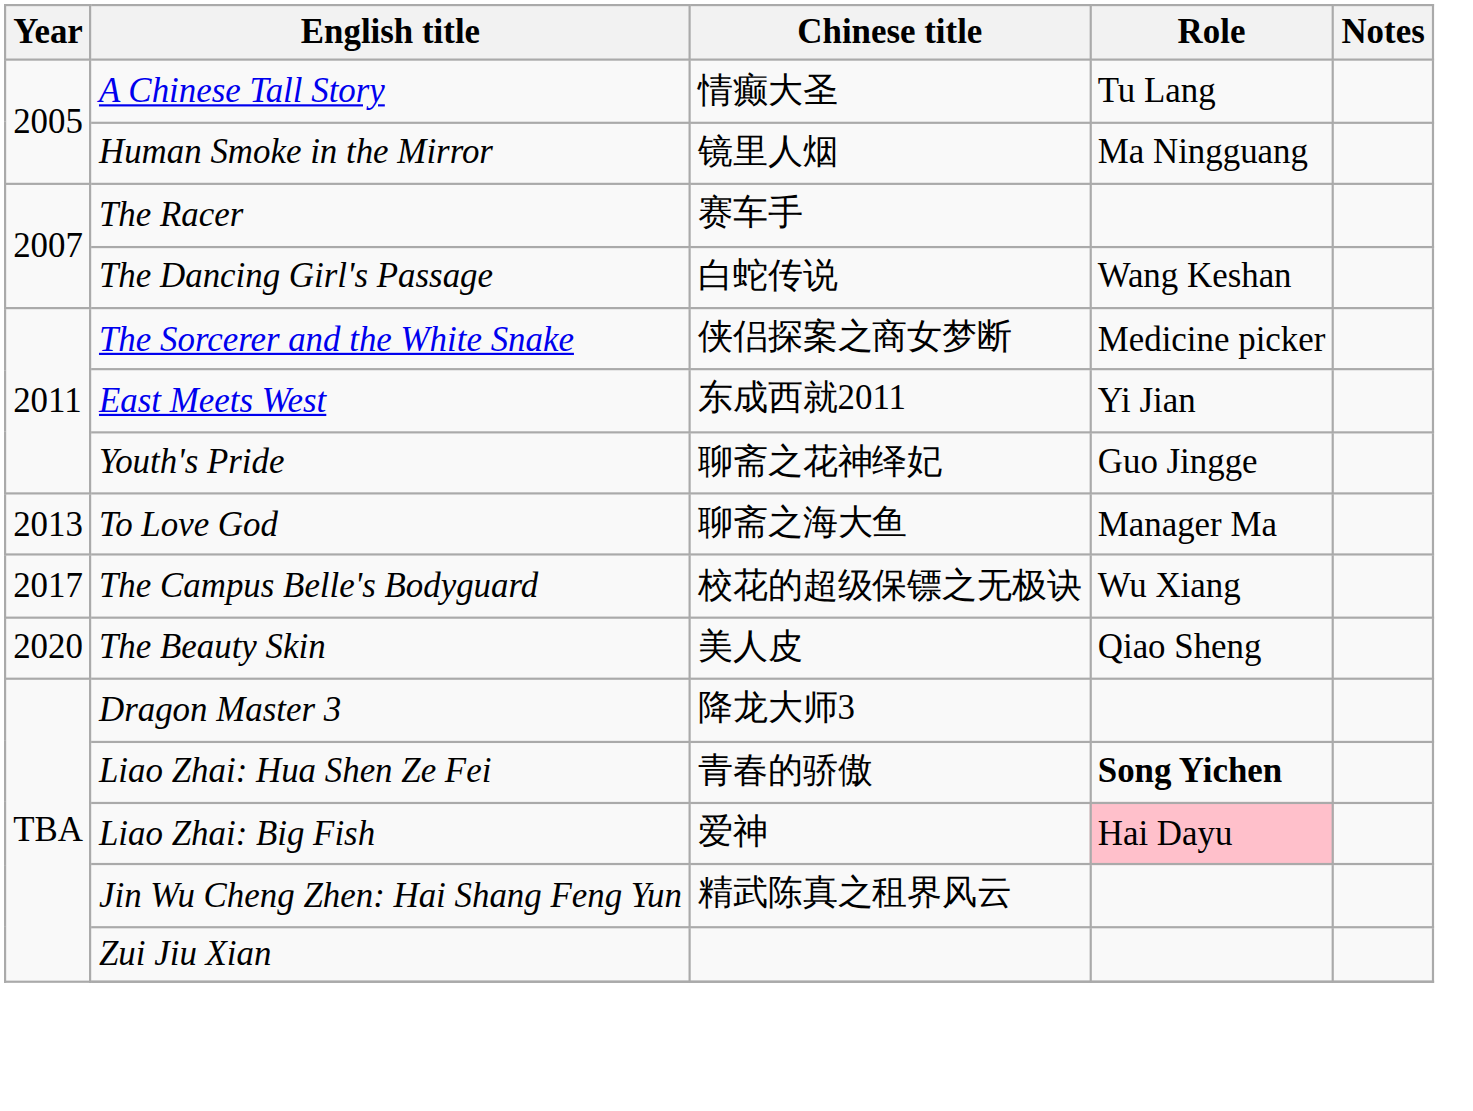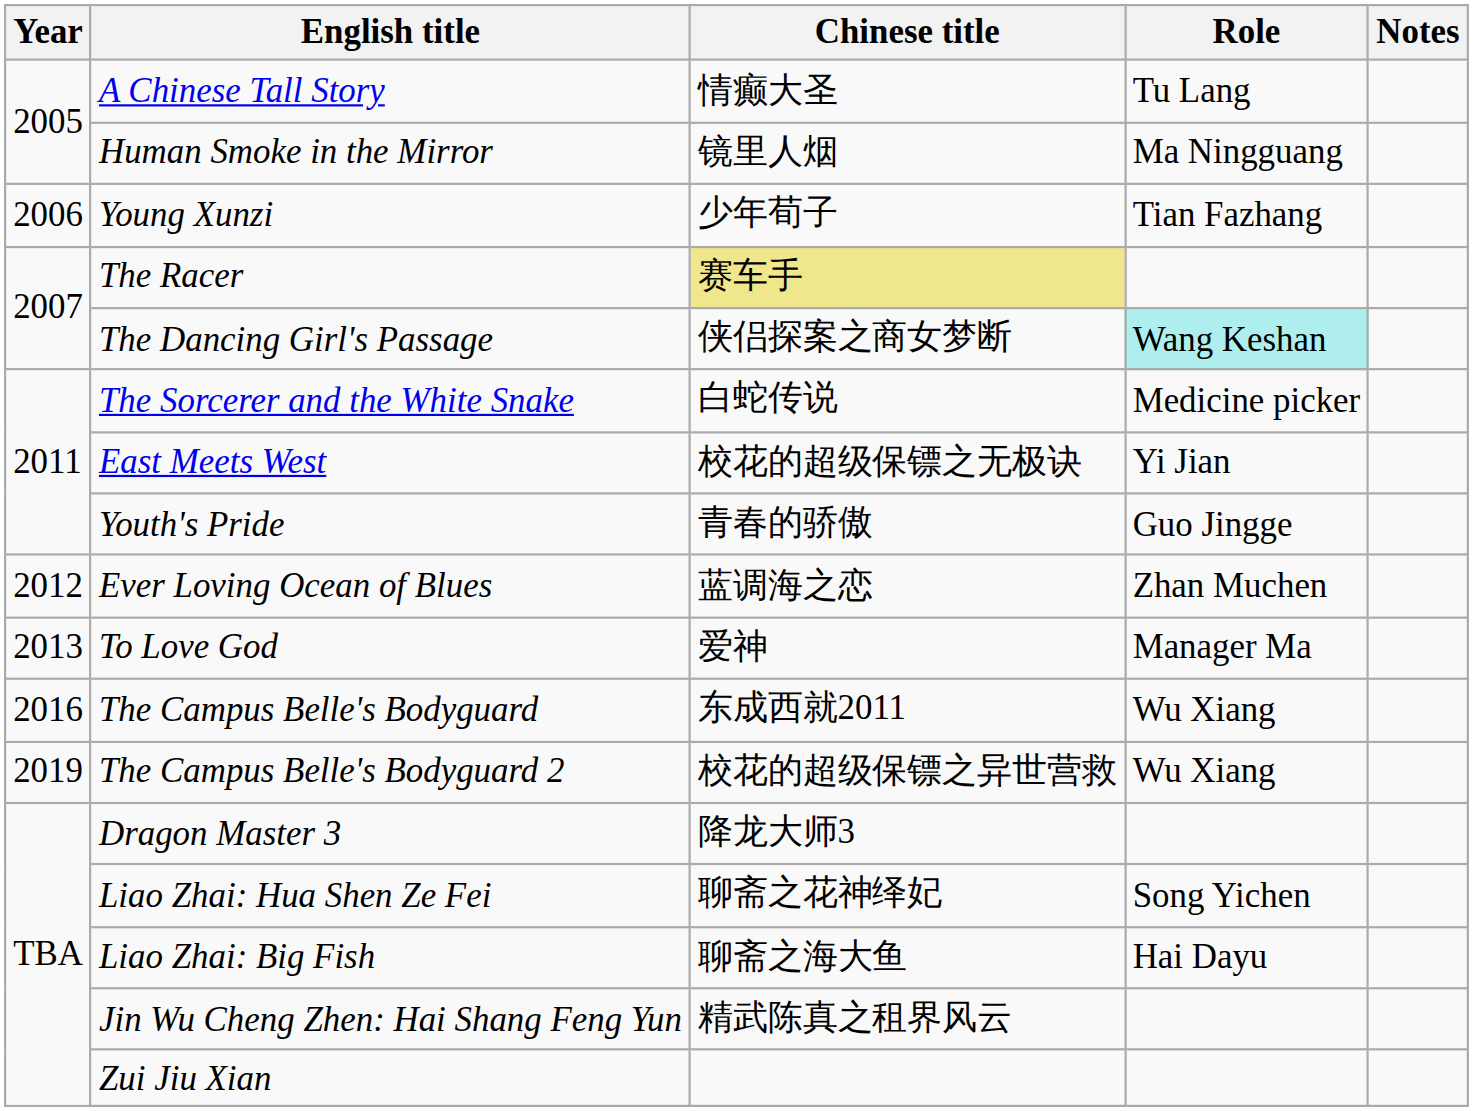+ row: (186, 214)
(750, 213) no background -> (750, 275) khaki background
(768, 275) 白蛇传说 -> (855, 337) 侠侣探案之商女梦断
(1195, 276) no background -> (1230, 338) paleturquoise background
(855, 337) 侠侣探案之商女梦断 -> (768, 398) 白蛇传说
(802, 398) 东成西就2011 -> (890, 460) 校花的超级保镖之无极诀
(820, 460) 聊斋之花神绎妃 -> (785, 522) 青春的骄傲
+ row: (296, 585)
(803, 522) 聊斋之海大鱼 -> (733, 646) 爱神
(48, 585) 2017 -> (48, 709) 2016
(890, 584) 校花的超级保镖之无极诀 -> (802, 708) 东成西就2011
+ row: (332, 771)
- row: (212, 647)
(785, 770) 青春的骄傲 -> (820, 893) 聊斋之花神绎妃
(1190, 771) bold -> (1222, 894) normal
(733, 831) 爱神 -> (803, 955) 聊斋之海大鱼
(1165, 833) pink background -> (1200, 956) no background
